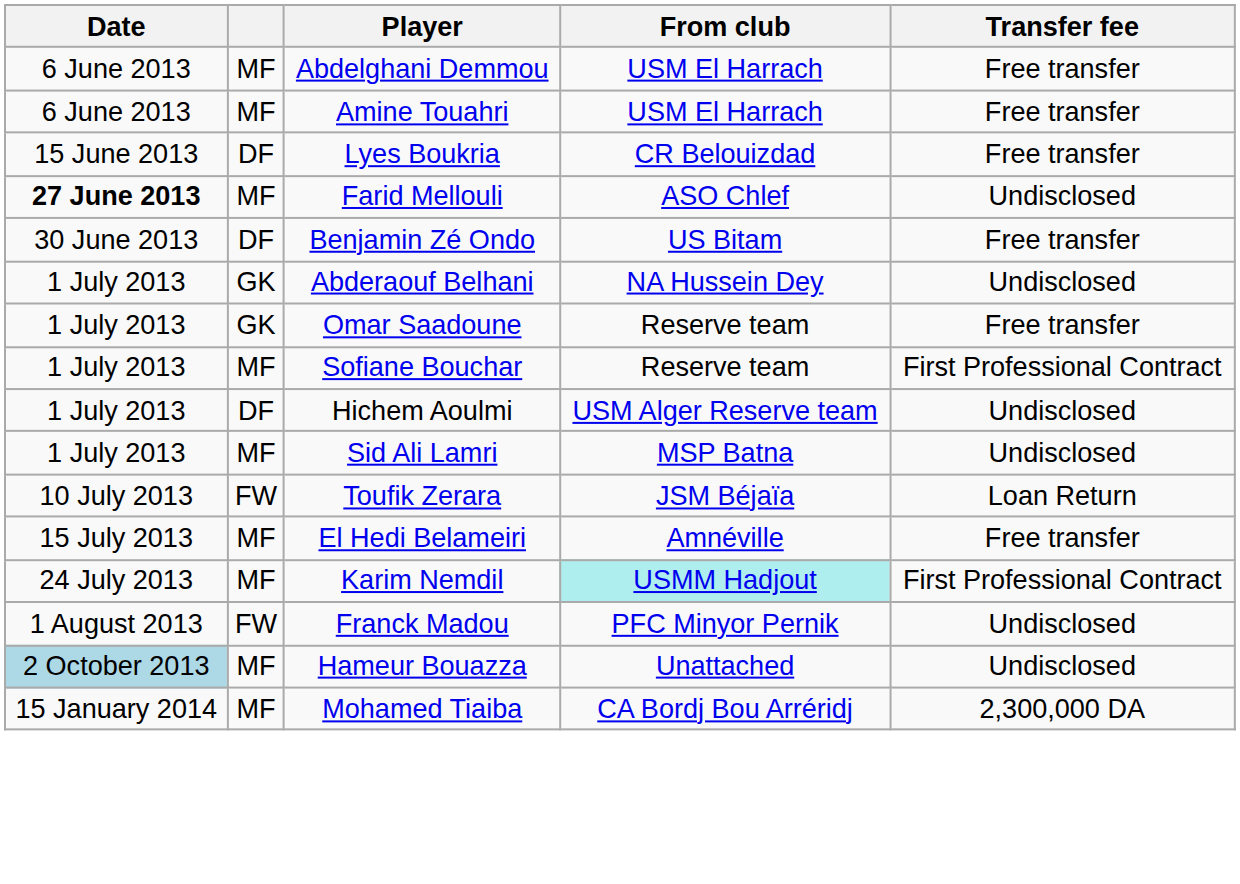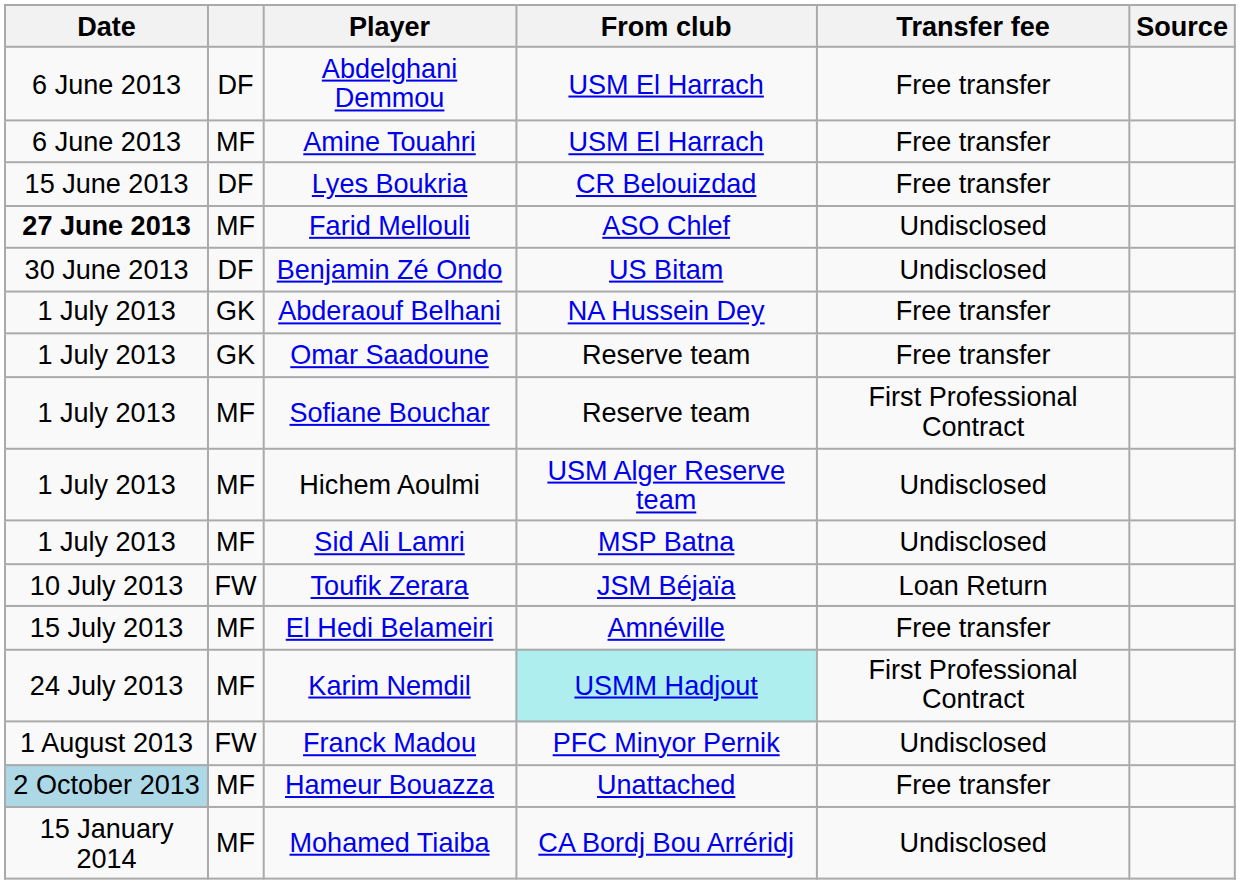+ column: (1182, 26)
(256, 69) MF -> (236, 84) DF
(1062, 239) Free transfer -> (973, 269) Undisclosed
(1062, 282) Undisclosed -> (973, 312) Free transfer
(256, 410) DF -> (236, 484) MF
(1062, 666) Undisclosed -> (973, 785) Free transfer
(1062, 708) 2,300,000 DA -> (973, 843) Undisclosed
